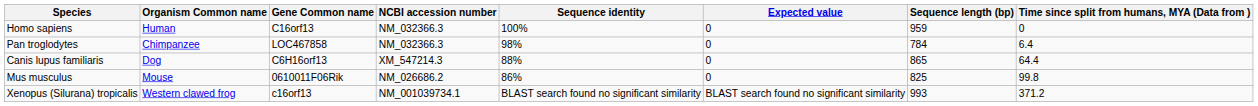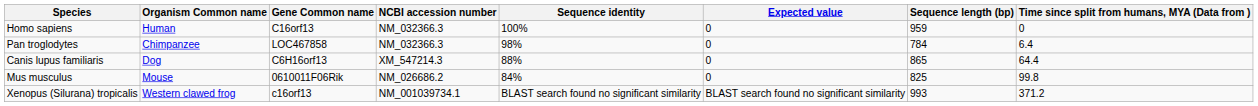(512, 77) 86% -> (512, 77) 84%
